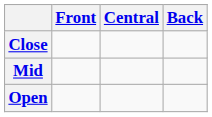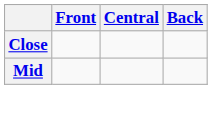- row: (28, 97)
